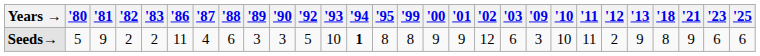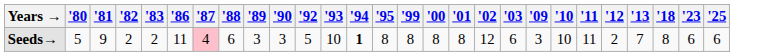- column: (691, 16)
(206, 39) no background -> (206, 39) pink background
(436, 39) 9 -> (436, 39) 8
(462, 39) 9 -> (462, 39) 8
(640, 39) 9 -> (640, 39) 7
